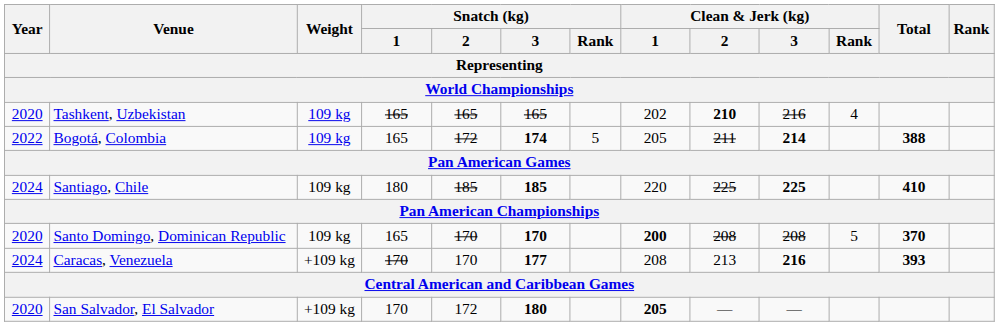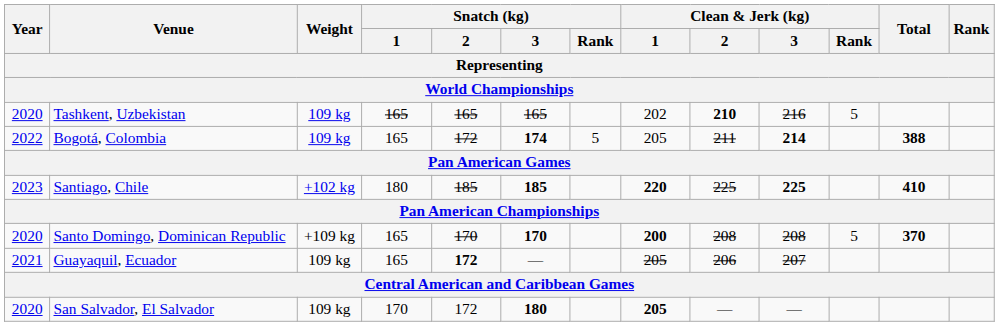(854, 114) 4 -> (854, 114) 5
(27, 187) 2024 -> (27, 187) 2023
(329, 187) 109 kg -> (329, 187) +102 kg
(655, 187) normal -> (655, 187) bold
(329, 235) 109 kg -> (329, 235) +109 kg
+ row: (115, 260)
- row: (113, 260)
(329, 308) +109 kg -> (329, 308) 109 kg
